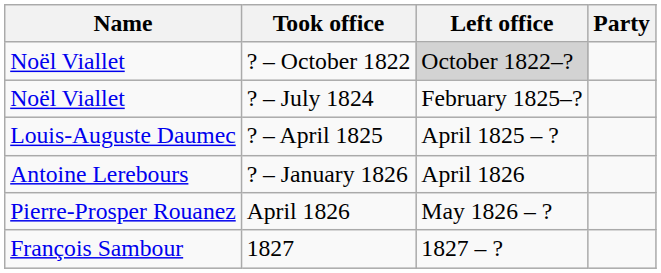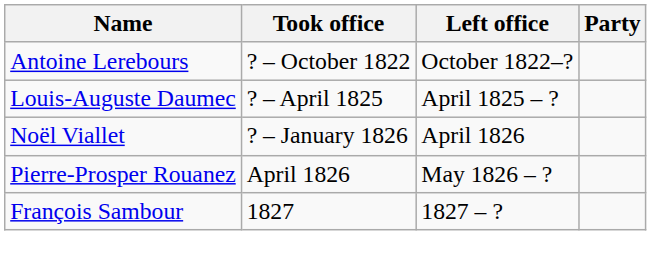(67, 60) Noël Viallet -> (99, 60) Antoine Lerebours
(497, 60) lightgrey background -> (497, 60) no background
- row: (310, 98)
(99, 173) Antoine Lerebours -> (67, 135) Noël Viallet
